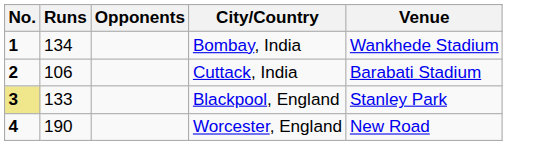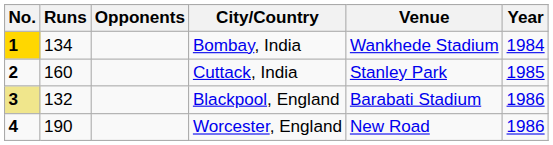+ column: (526, 18)
(13, 45) no background -> (13, 45) gold background
(58, 72) 106 -> (58, 72) 160
(416, 72) Barabati Stadium -> (398, 72) Stanley Park
(58, 99) 133 -> (58, 99) 132
(398, 99) Stanley Park -> (416, 99) Barabati Stadium
